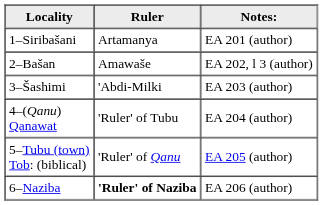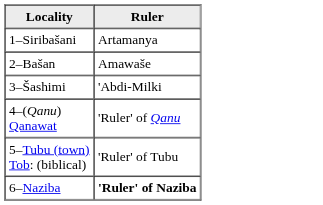- column: (259, 16)
(138, 118) 'Ruler' of Tubu -> (139, 118) 'Ruler' of Qanu
(139, 156) 'Ruler' of Qanu -> (138, 156) 'Ruler' of Tubu
